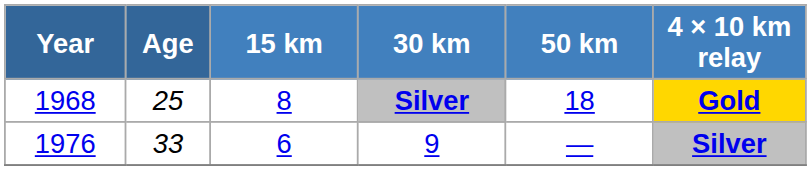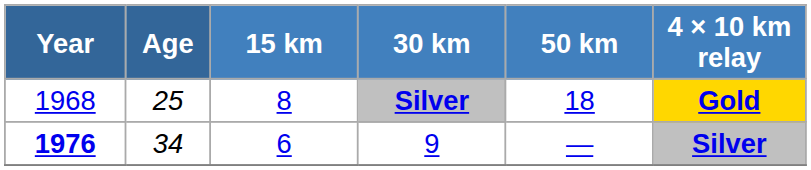(65, 144) normal -> (65, 144) bold
(168, 144) 33 -> (168, 144) 34
